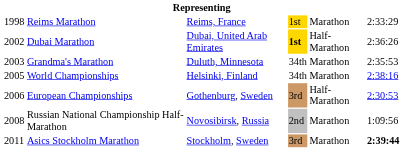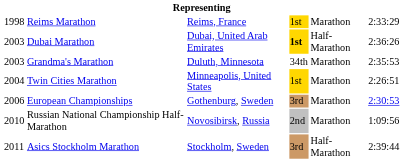(14, 41) 2002 -> (14, 41) 2003
+ row: (72, 81)
- row: (73, 75)
(329, 95) Half-Marathon -> (330, 101) Marathon
(14, 121) 2008 -> (14, 121) 2010
(329, 140) Marathon -> (330, 146) Half-Marathon
(383, 140) bold -> (384, 146) normal
